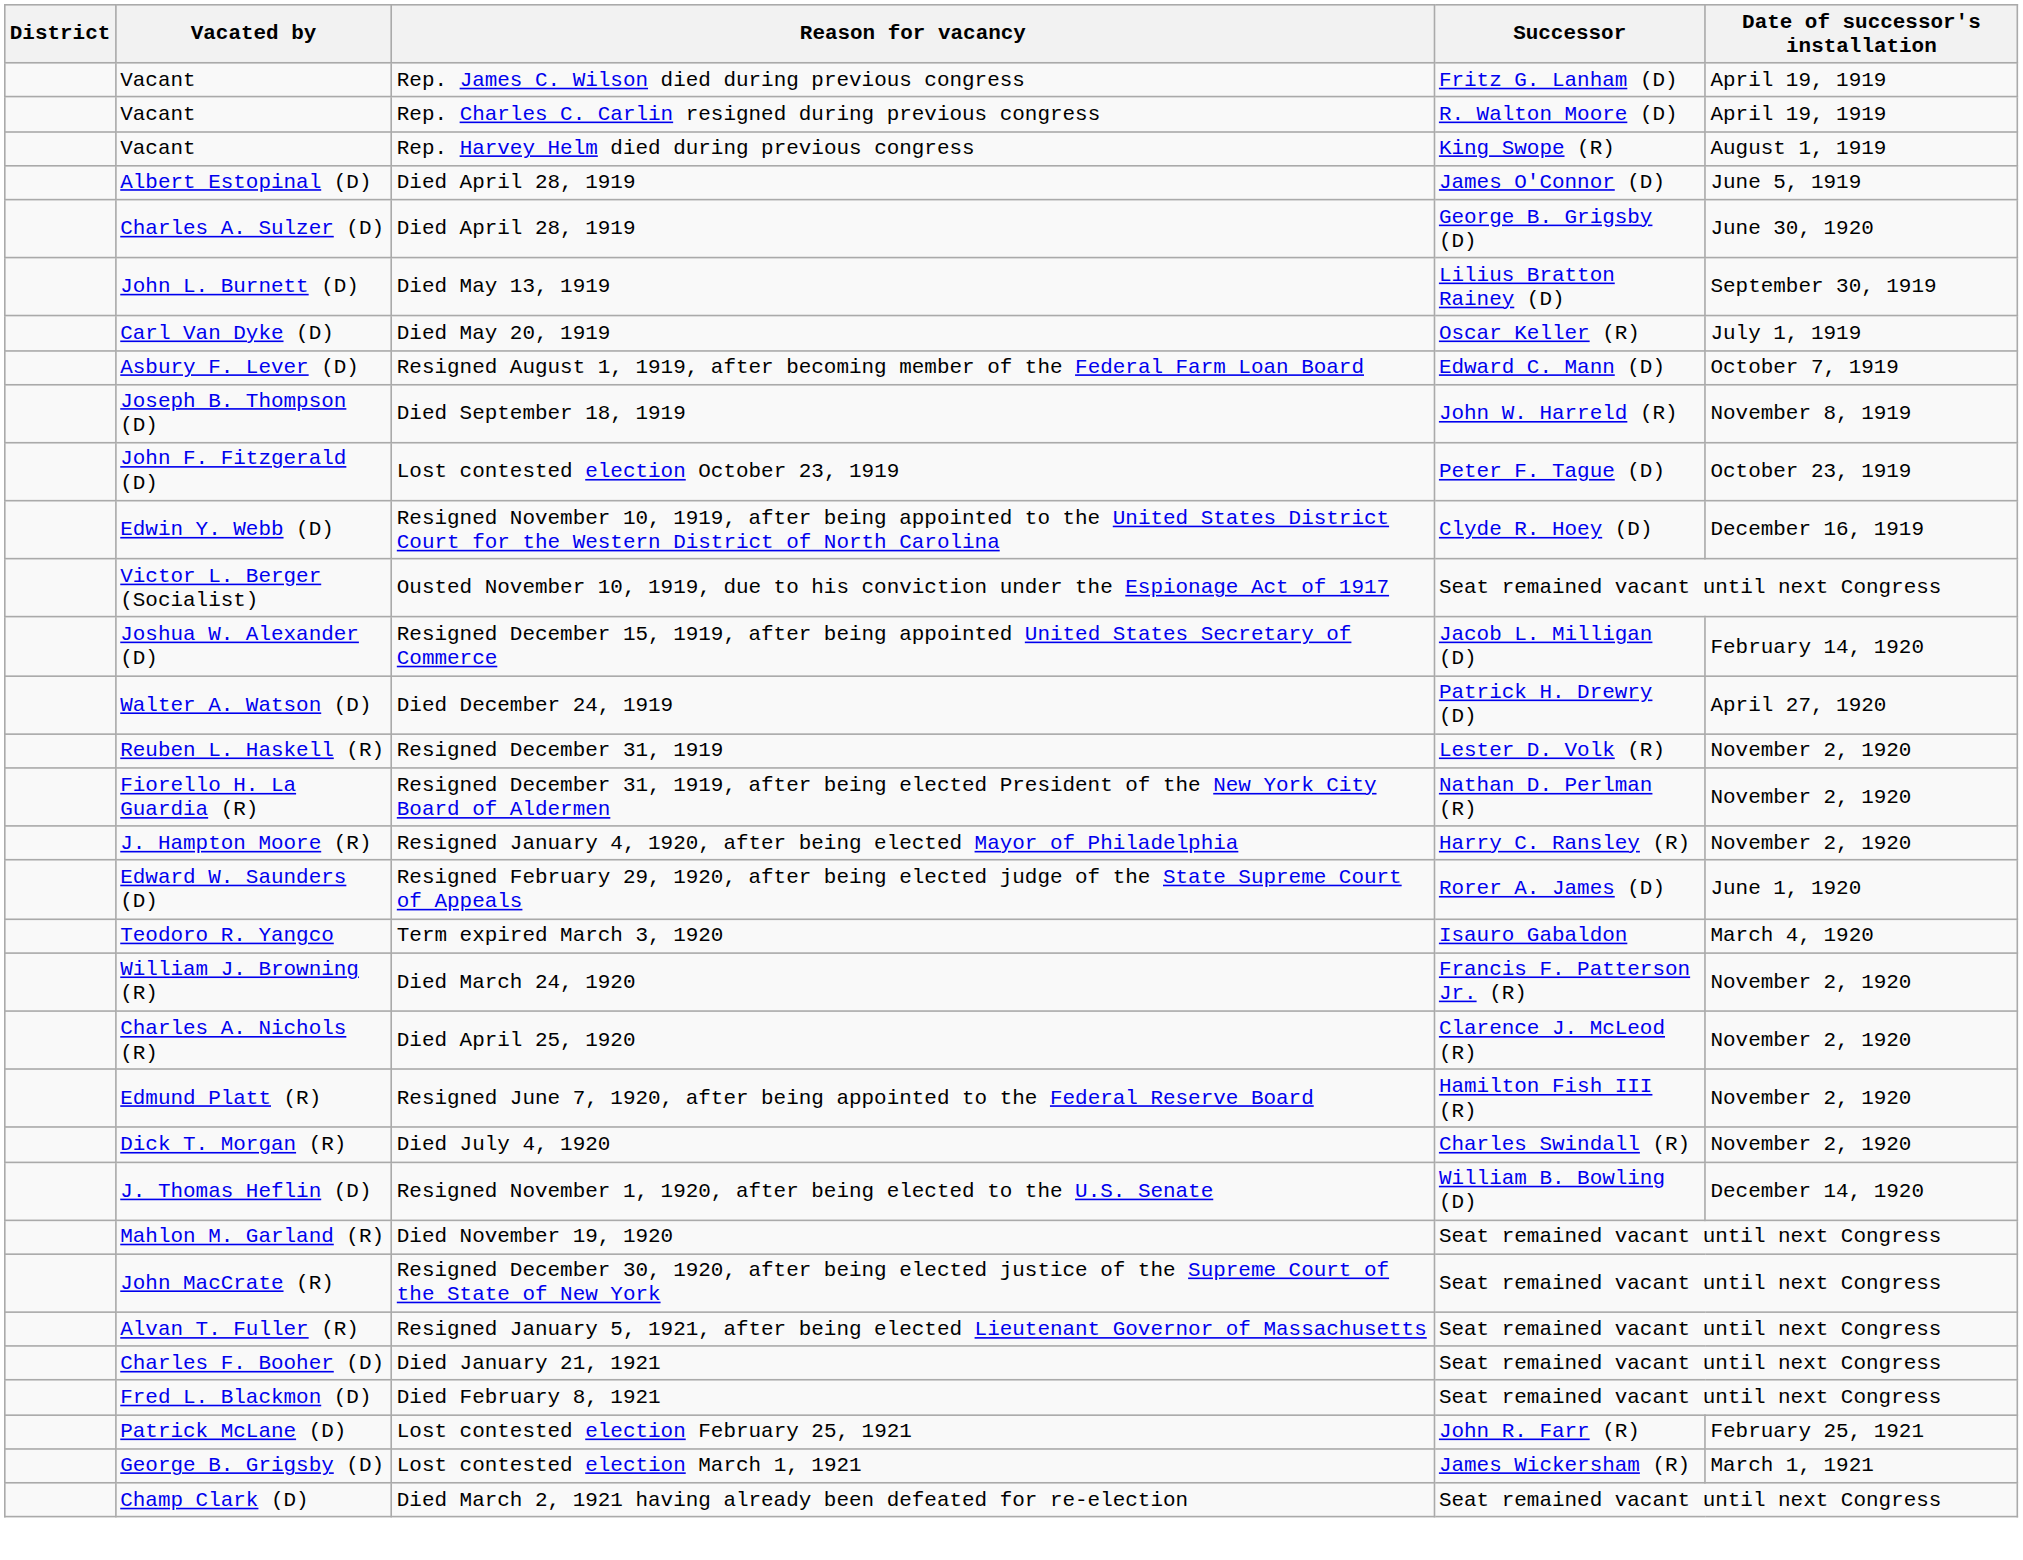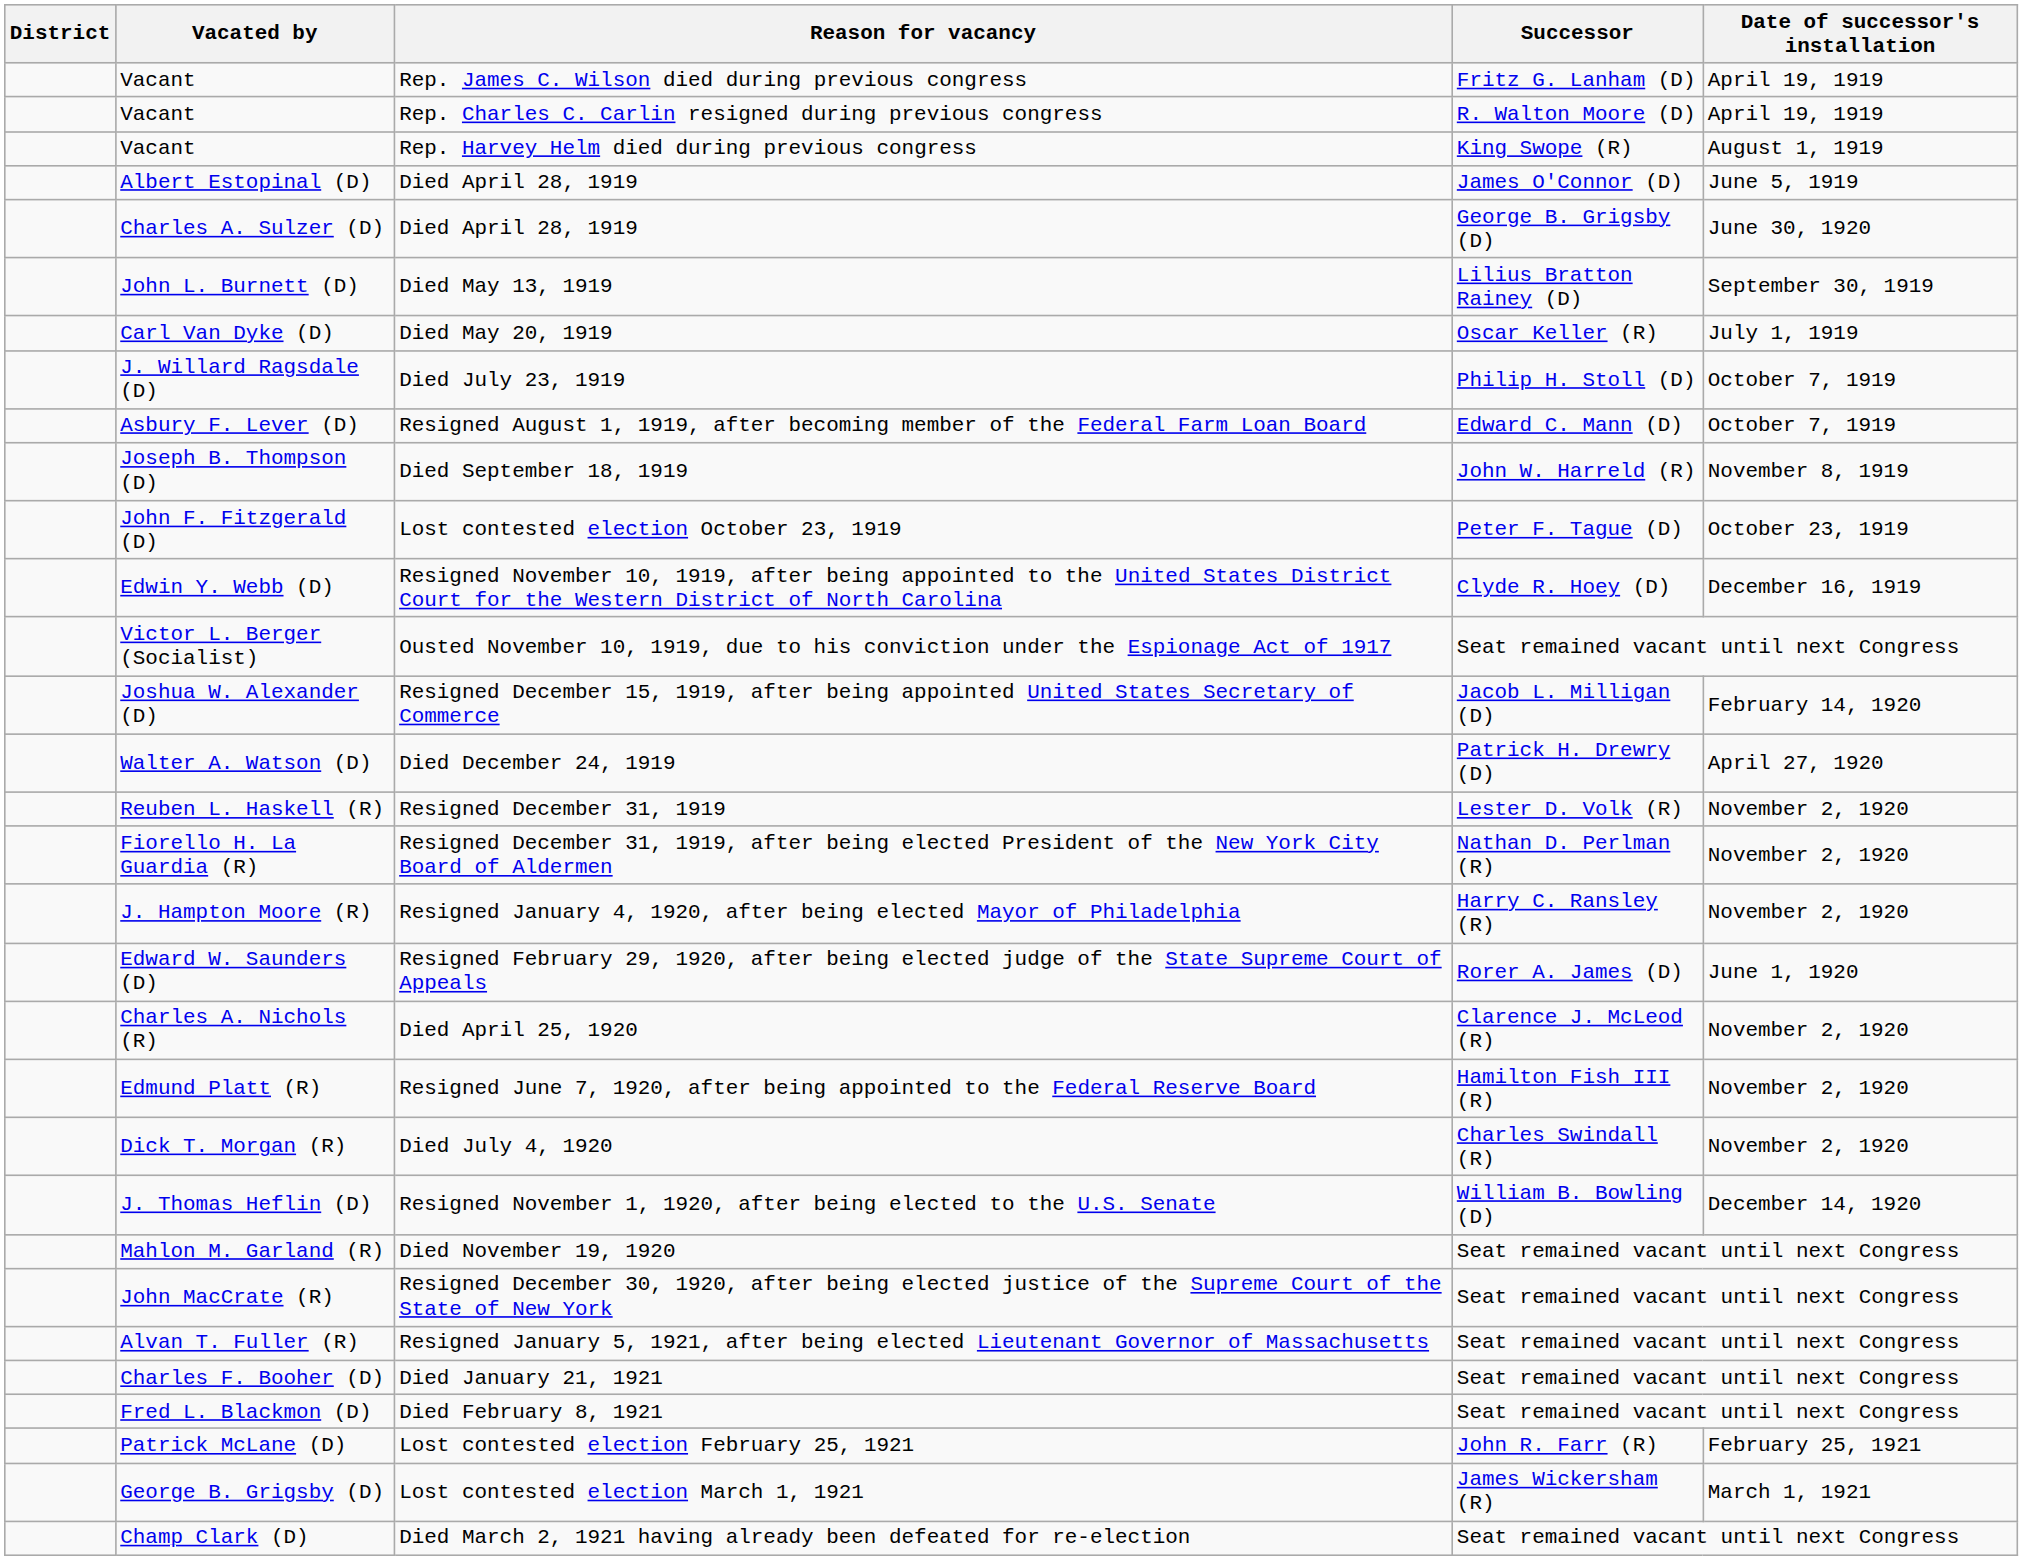+ row: (240, 379)
- row: (227, 936)
- row: (240, 982)
